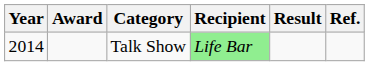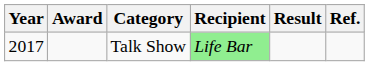(26, 46) 2014 -> (26, 46) 2017
